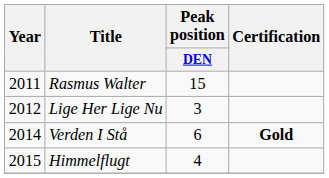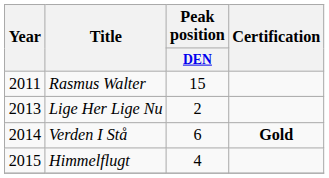(25, 109) 2012 -> (25, 109) 2013
(197, 109) 3 -> (197, 109) 2
